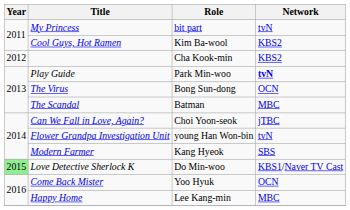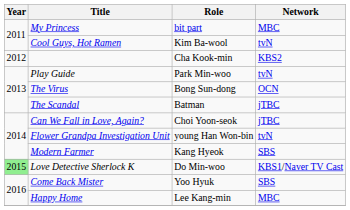(265, 27) tvN -> (269, 27) MBC
(270, 43) KBS2 -> (265, 43) tvN
(266, 74) bold -> (265, 74) normal
(269, 105) MBC -> (269, 105) jTBC
(268, 182) OCN -> (267, 182) SBS
